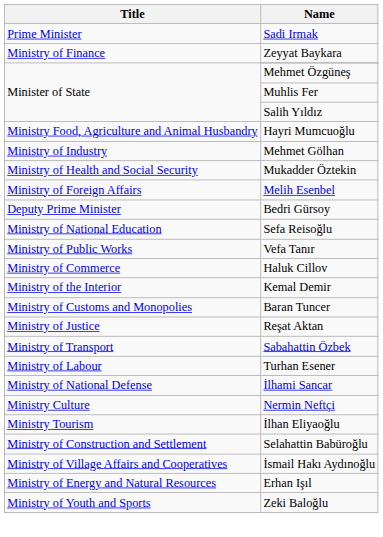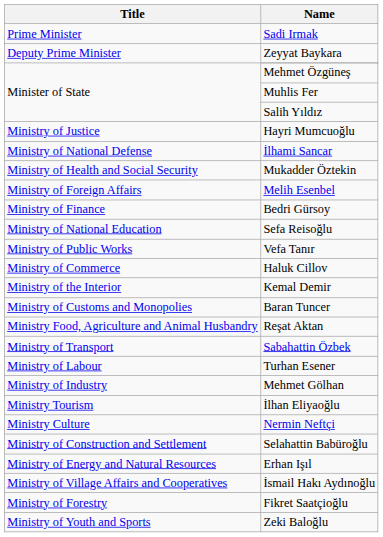(56, 53) Ministry of Finance -> (64, 53) Deputy Prime Minister
(132, 131) Ministry Food, Agriculture and Animal Husbandry -> (53, 131) Ministry of Justice
rows swapped: (298, 385) <-> (304, 151)
(64, 209) Deputy Prime Minister -> (56, 209) Ministry of Finance
(53, 326) Ministry of Justice -> (132, 326) Ministry Food, Agriculture and Animal Husbandry
rows swapped: (302, 424) <-> (299, 405)
rows swapped: (288, 483) <-> (319, 463)
+ row: (306, 502)
